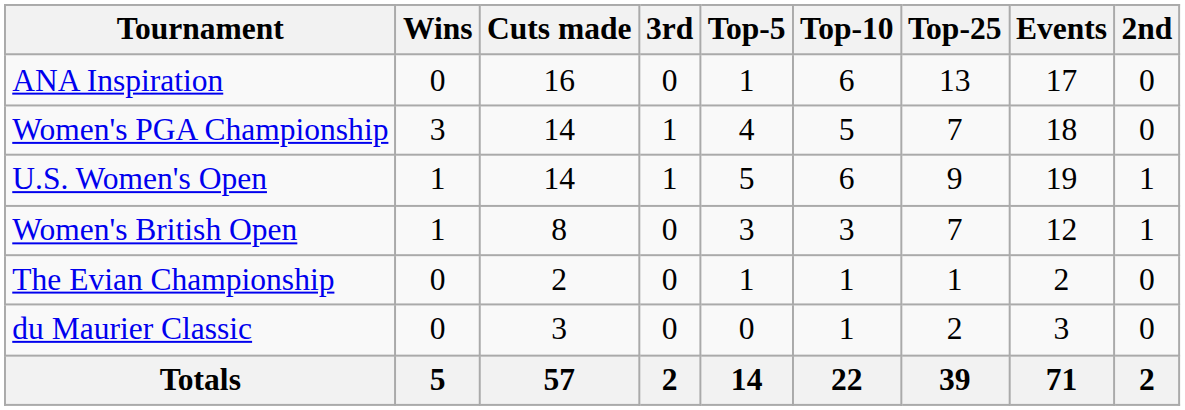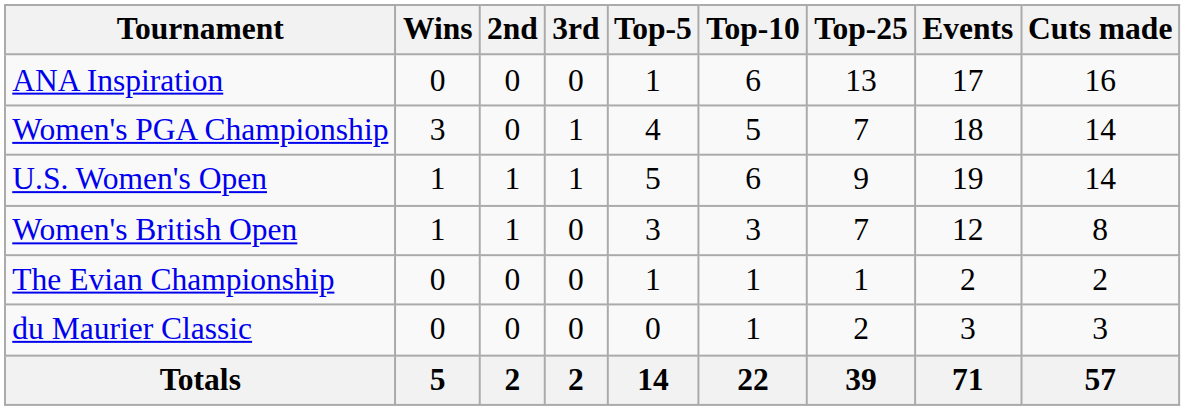columns swapped: (1147, 29) <-> (559, 29)
